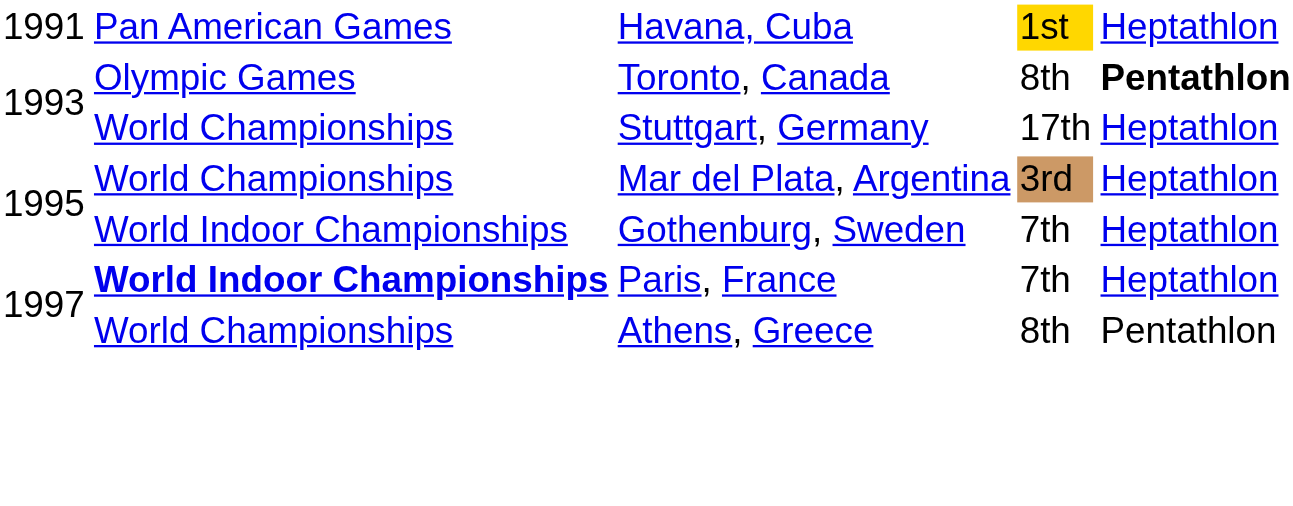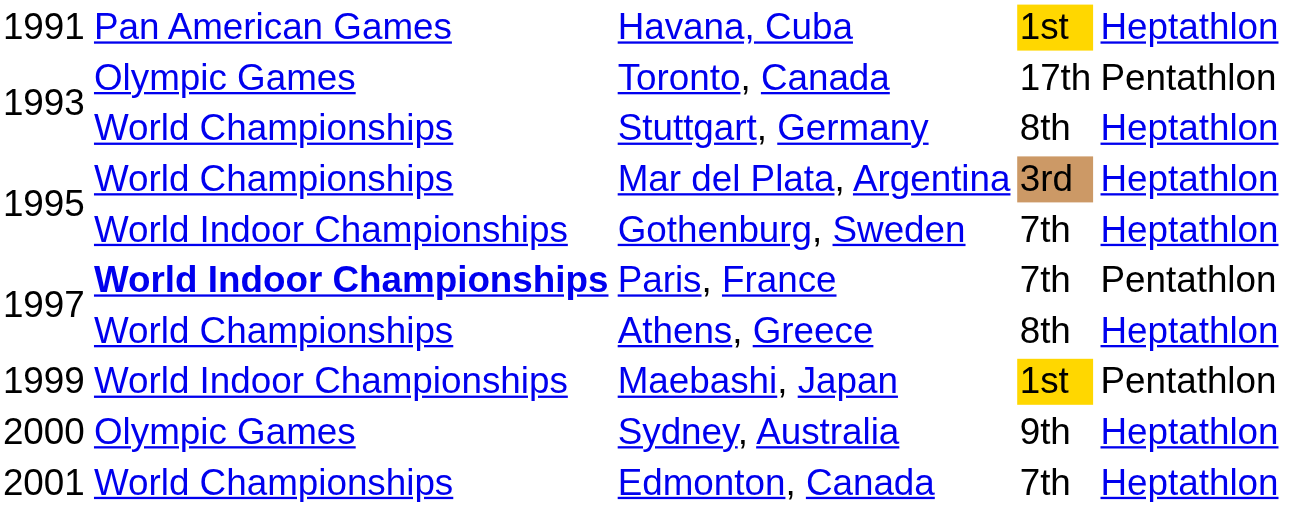(1045, 77) 8th -> (1055, 77) 17th
(1196, 77) bold -> (1188, 77) normal
(1055, 128) 17th -> (1045, 128) 8th
(1190, 279) Heptathlon -> (1188, 279) Pentathlon
(1188, 330) Pentathlon -> (1190, 330) Heptathlon
+ row: (758, 381)
+ row: (759, 431)
+ row: (776, 482)
